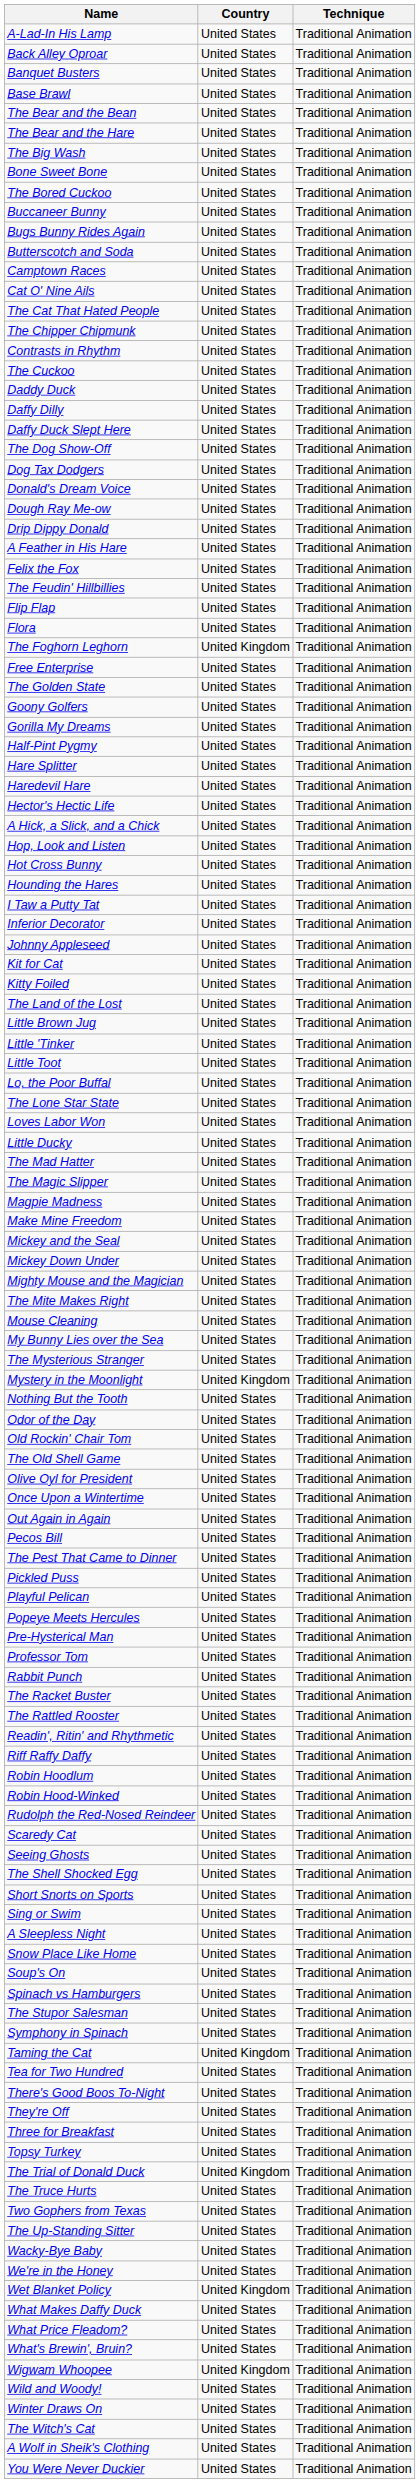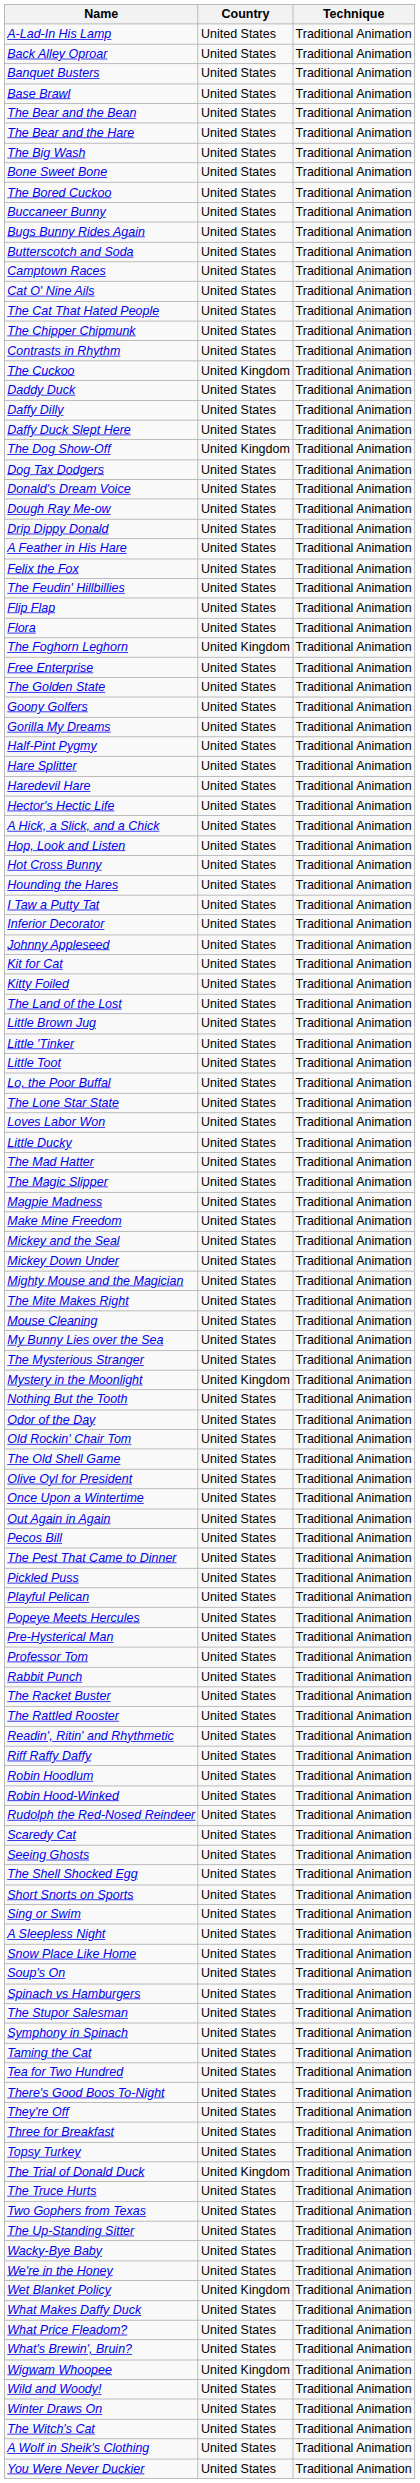(238, 370) United States -> (245, 370) United Kingdom
(238, 449) United States -> (245, 449) United Kingdom
(245, 2053) United Kingdom -> (238, 2053) United States
